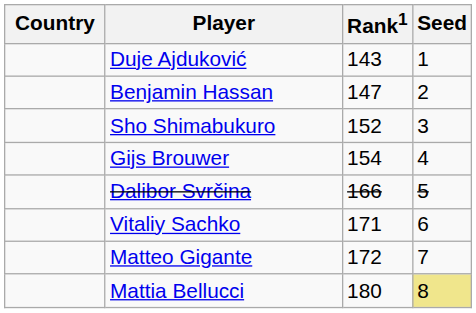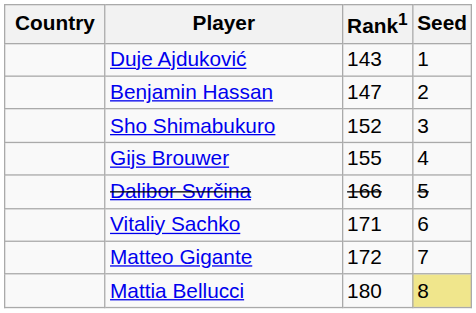(364, 158) 154 -> (364, 158) 155
